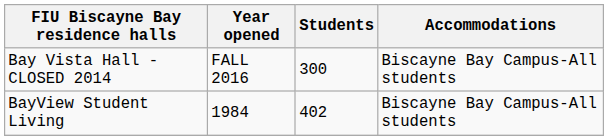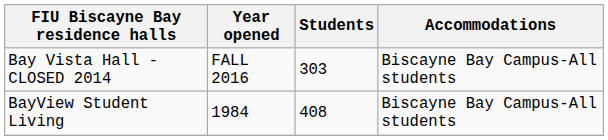(313, 70) 300 -> (313, 70) 303
(313, 113) 402 -> (313, 113) 408
